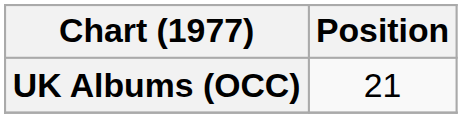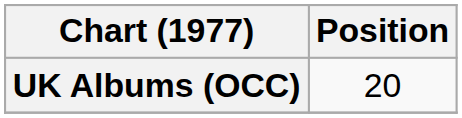(383, 84) 21 -> (383, 84) 20
